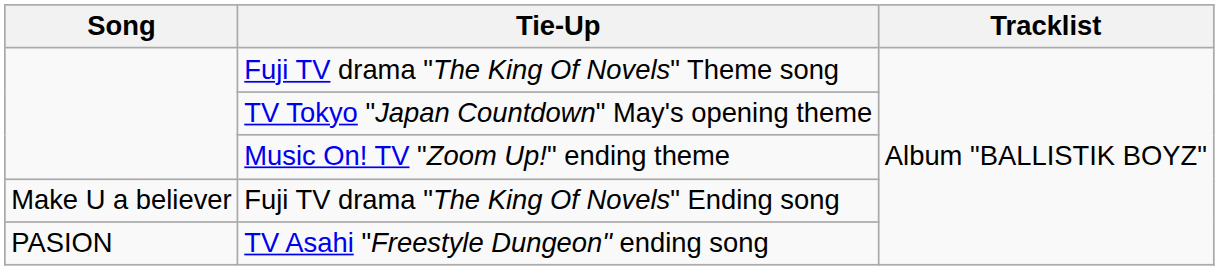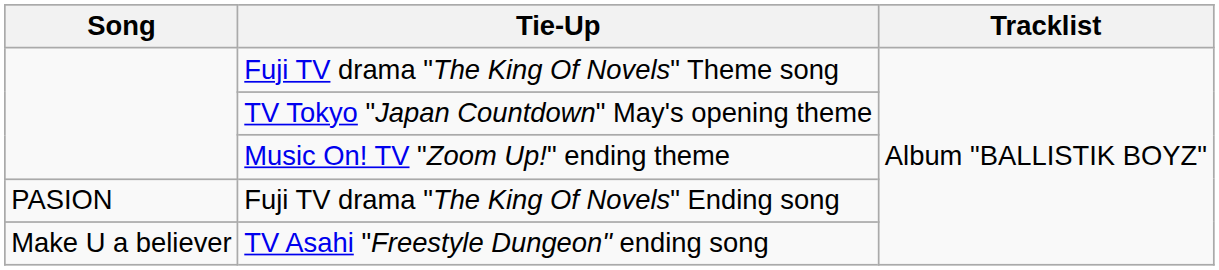(121, 199) Make U a believer -> (62, 199) PASION
(62, 243) PASION -> (121, 243) Make U a believer
